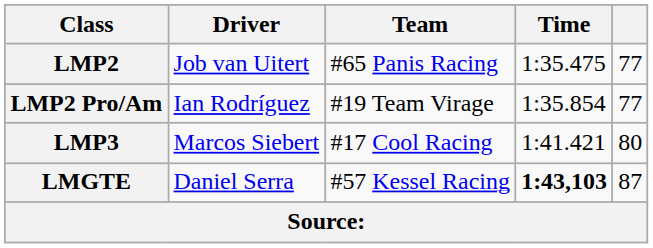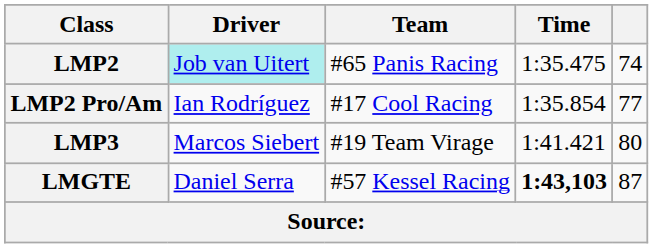(241, 63) no background -> (241, 63) paleturquoise background
(630, 63) 77 -> (630, 63) 74
(412, 102) #19 Team Virage -> (412, 102) #17 Cool Racing
(412, 142) #17 Cool Racing -> (412, 142) #19 Team Virage
